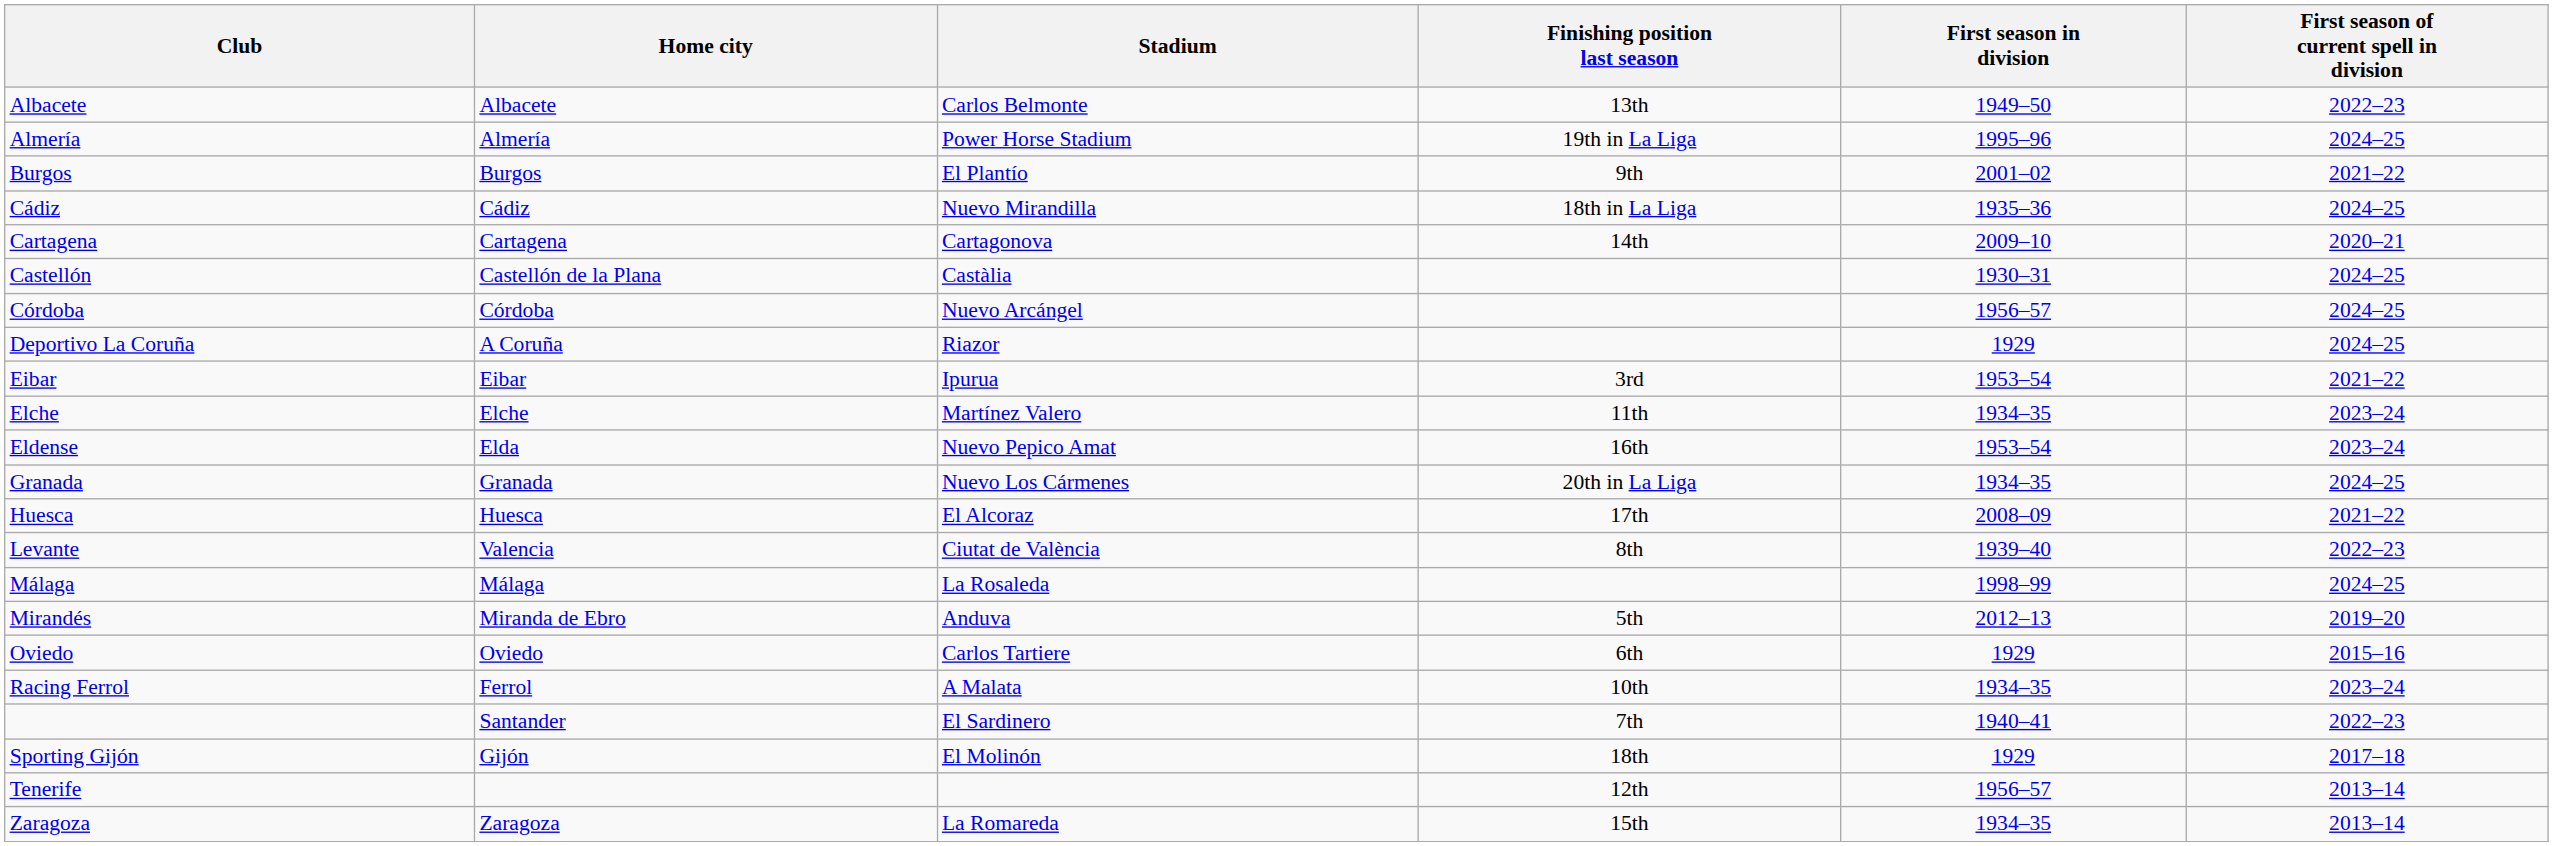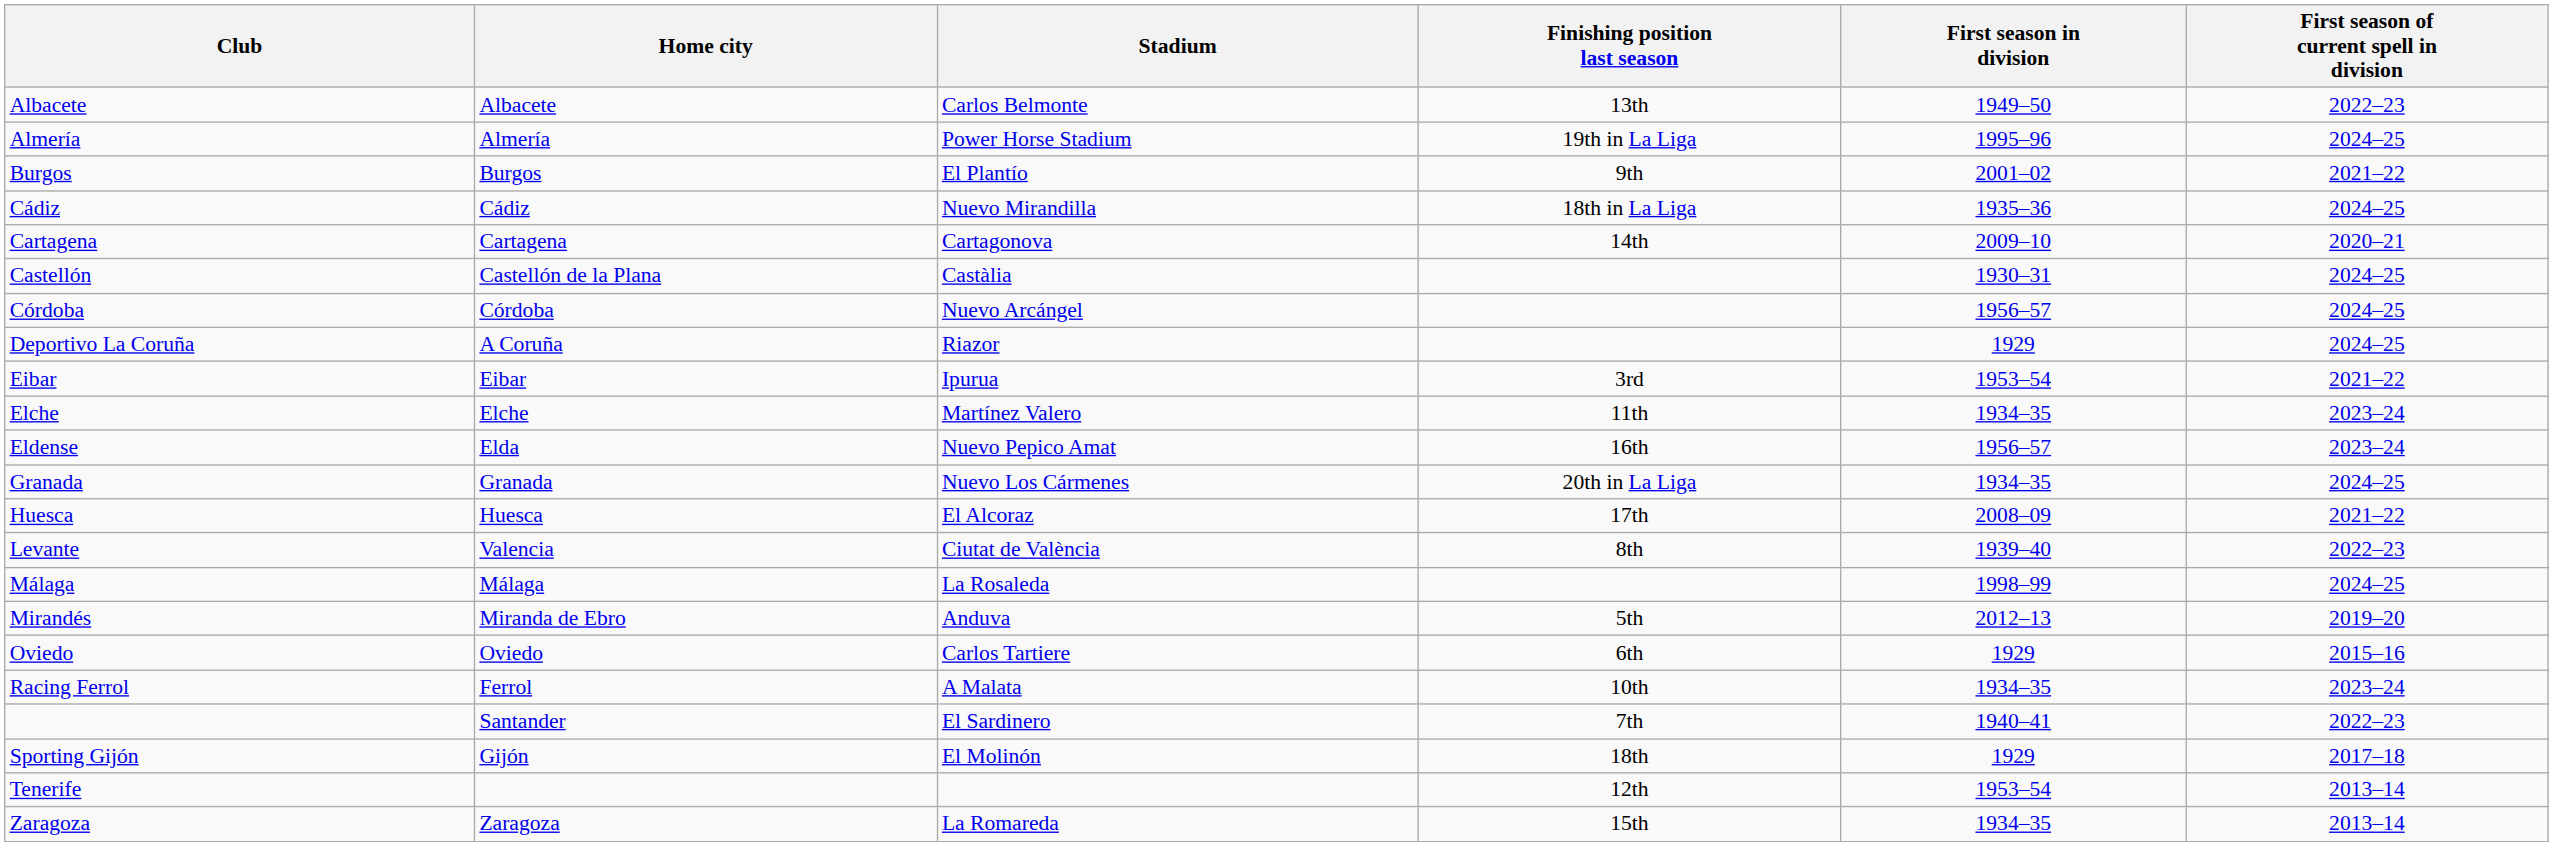(2013, 447) 1953–54 -> (2013, 447) 1956–57
(2013, 789) 1956–57 -> (2013, 789) 1953–54
